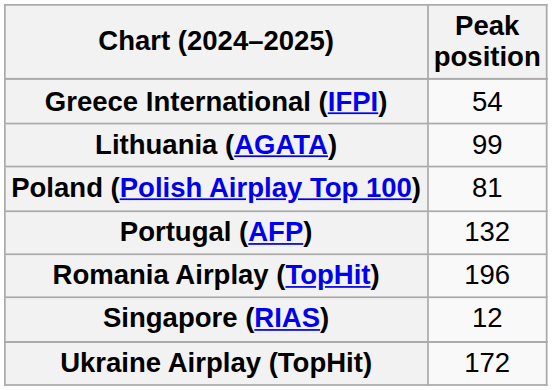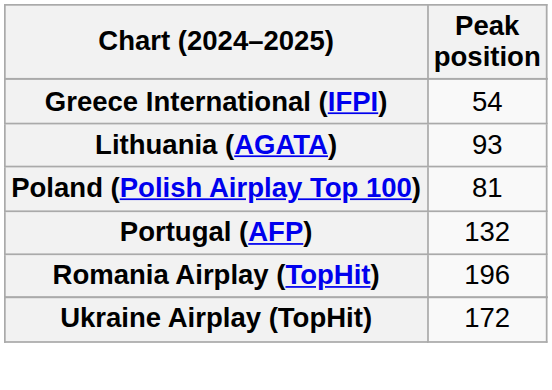(487, 144) 99 -> (487, 144) 93
- row: (216, 319)
